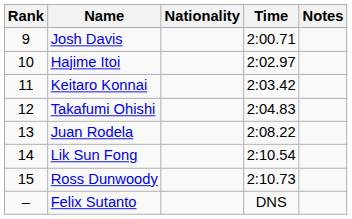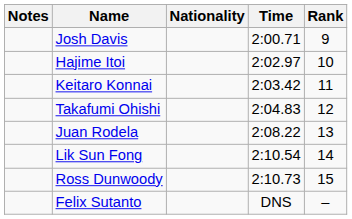columns swapped: (26, 16) <-> (323, 16)
